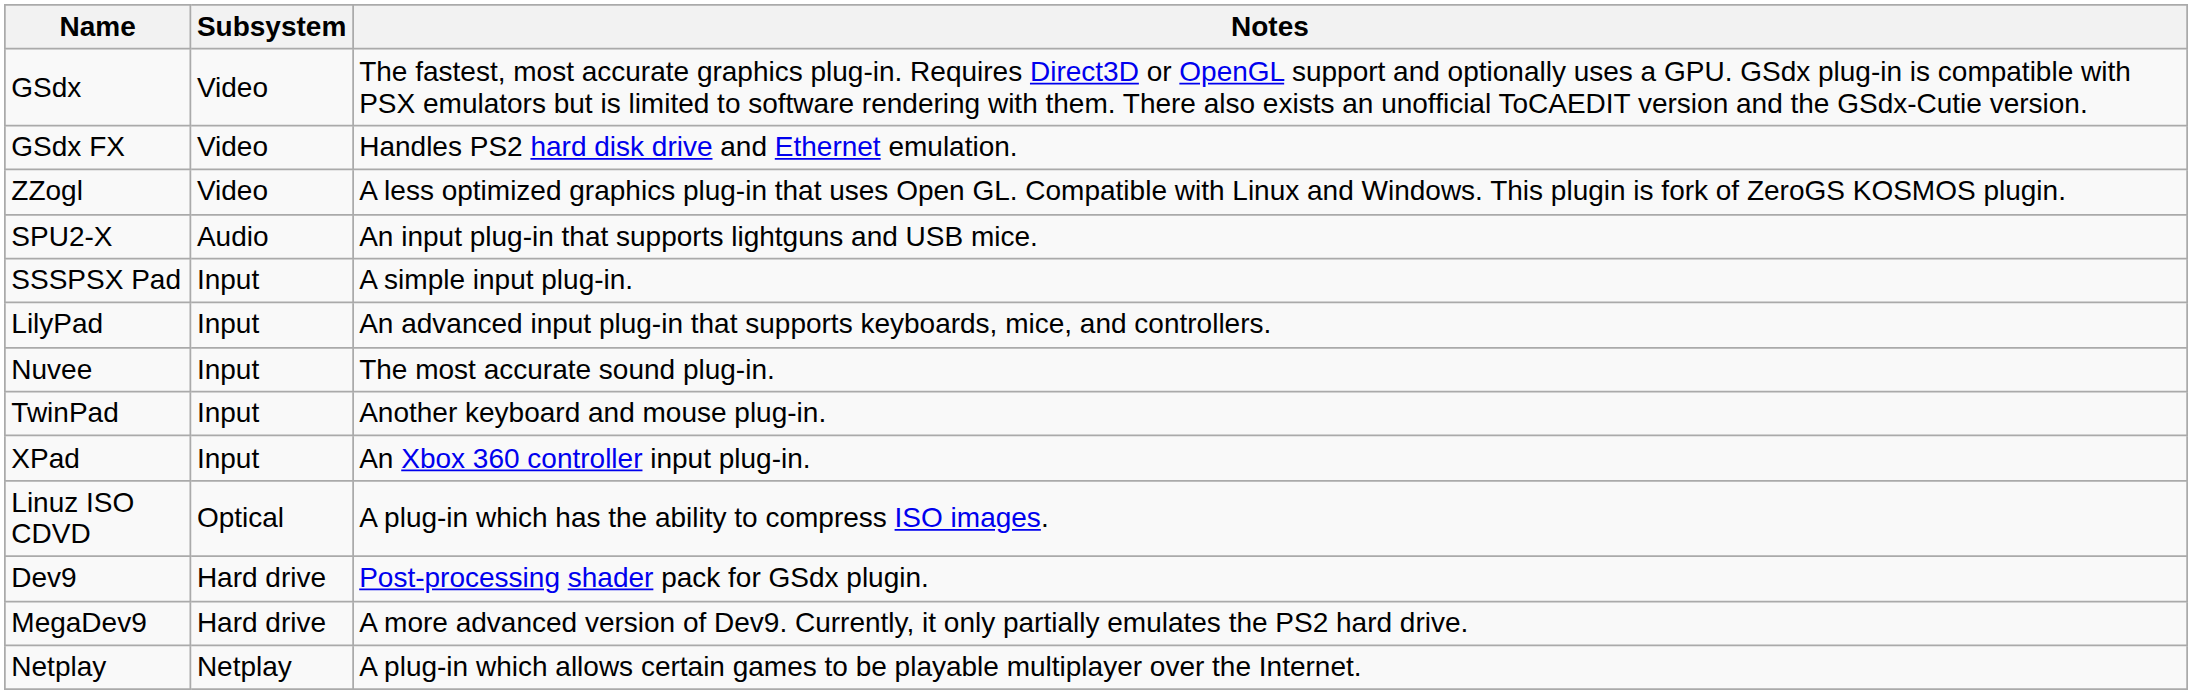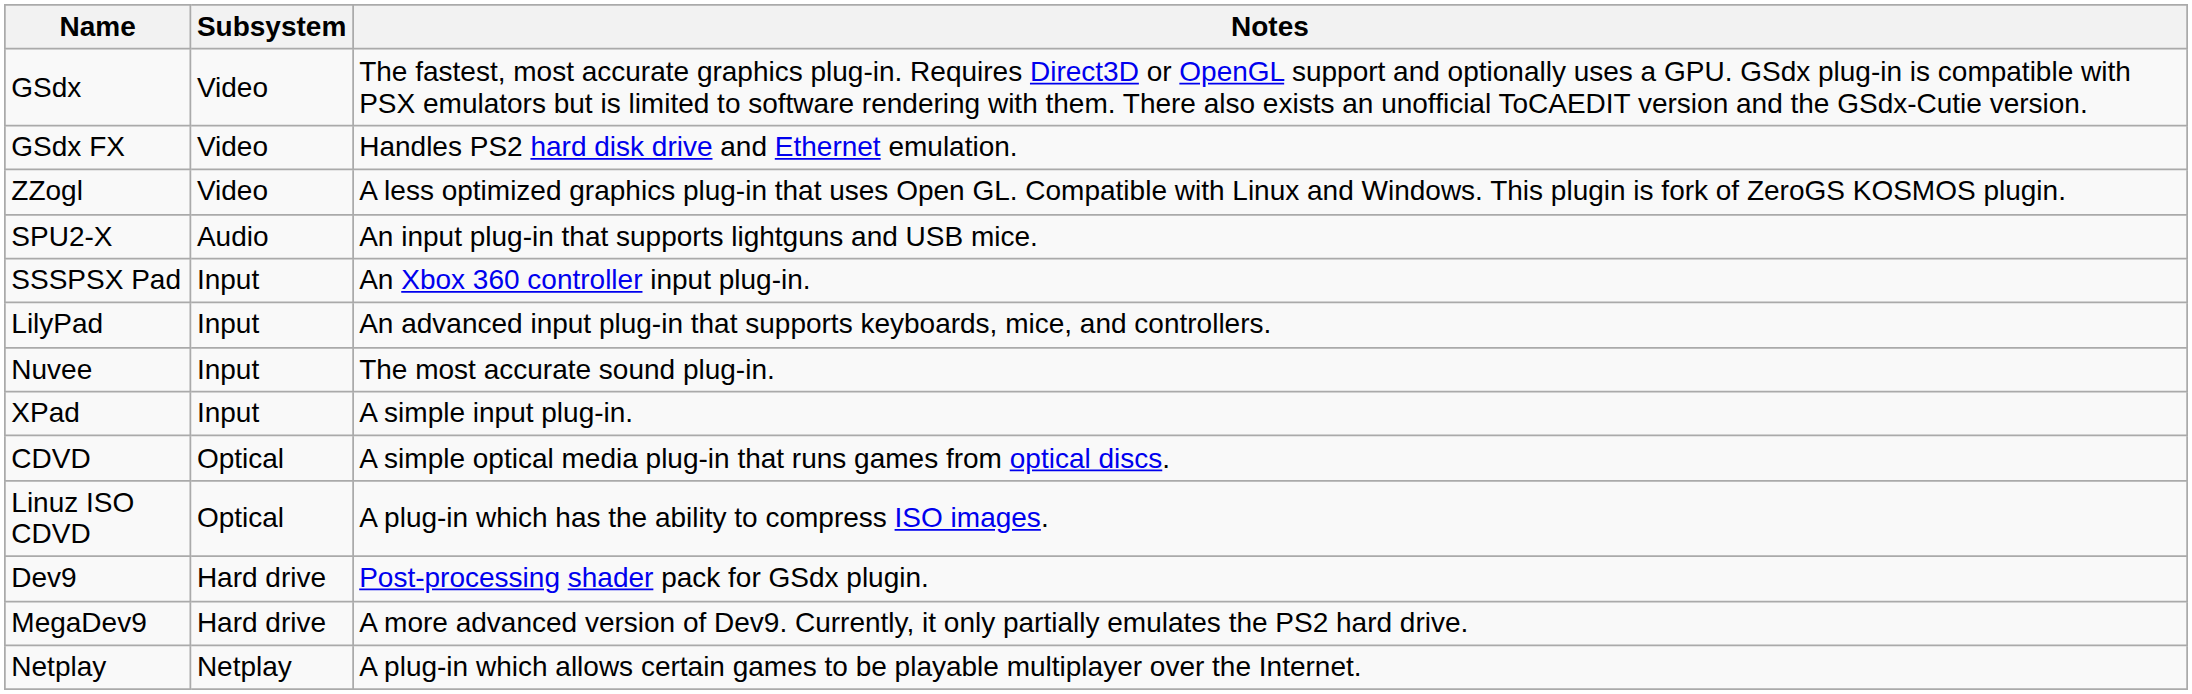(496, 280) A simple input plug-in. -> (585, 280) An Xbox 360 controller input plug-in.
- row: (65, 413)
(585, 457) An Xbox 360 controller input plug-in. -> (496, 413) A simple input plug-in.
+ row: (51, 457)
